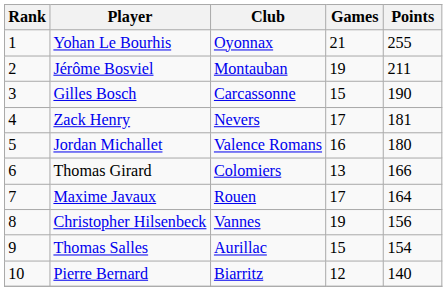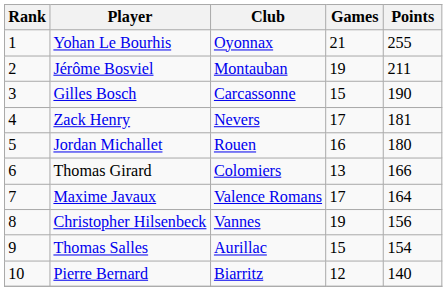(268, 145) Valence Romans -> (235, 145) Rouen
(235, 196) Rouen -> (268, 196) Valence Romans
